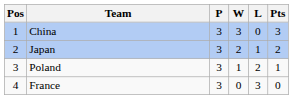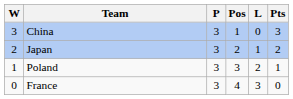columns swapped: (15, 13) <-> (239, 13)
